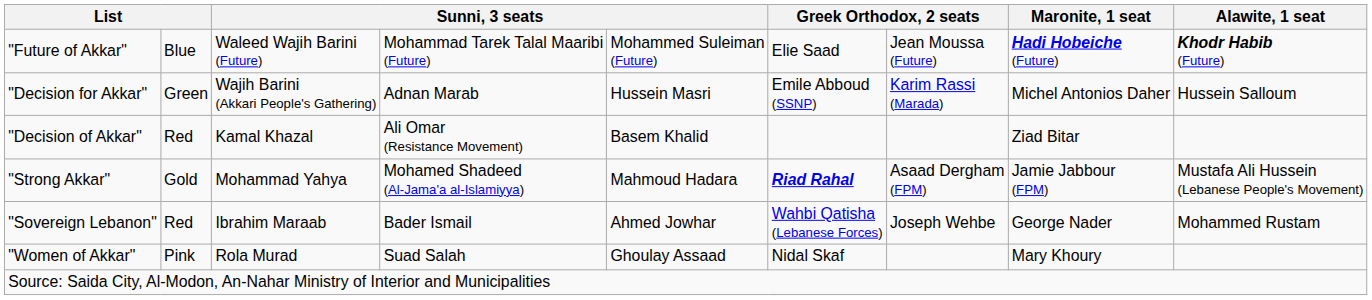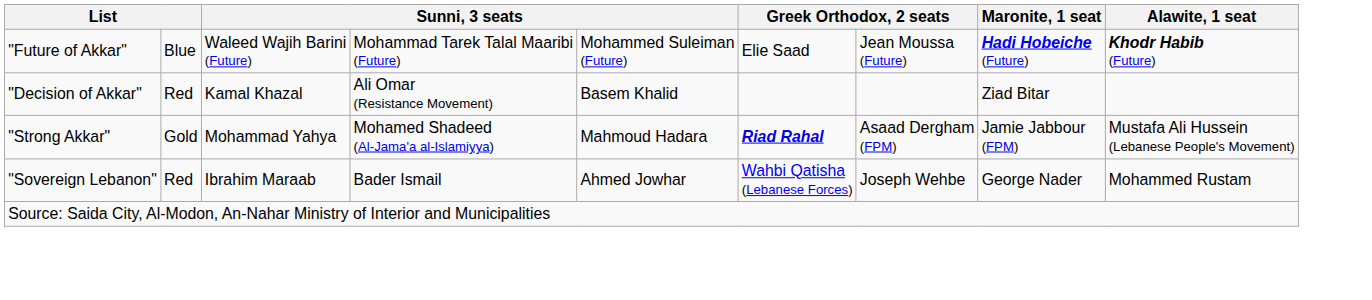- row: (78, 94)
- row: (72, 256)
